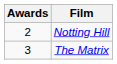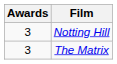(28, 31) 2 -> (28, 31) 3
